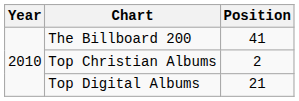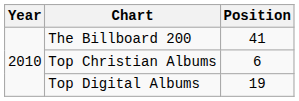(257, 62) 2 -> (257, 62) 6
(257, 85) 21 -> (257, 85) 19
